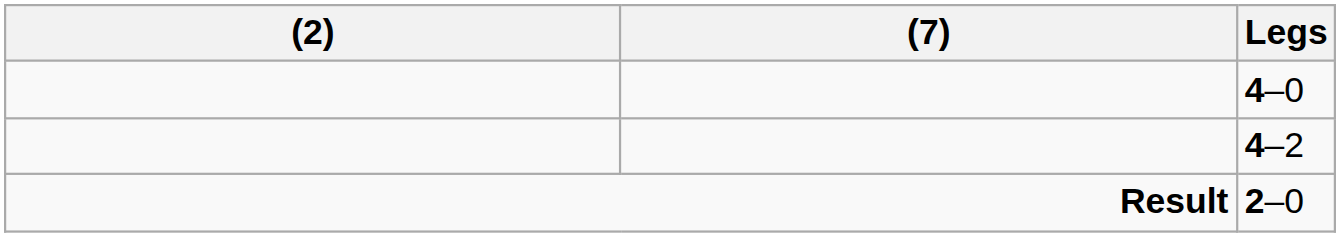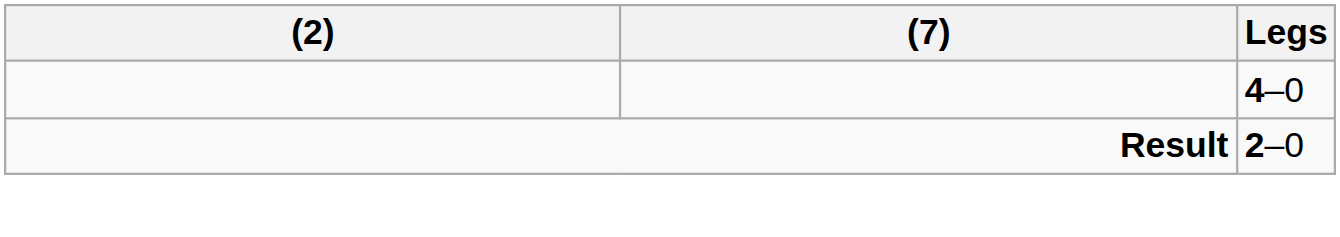- row: (1274, 145)
